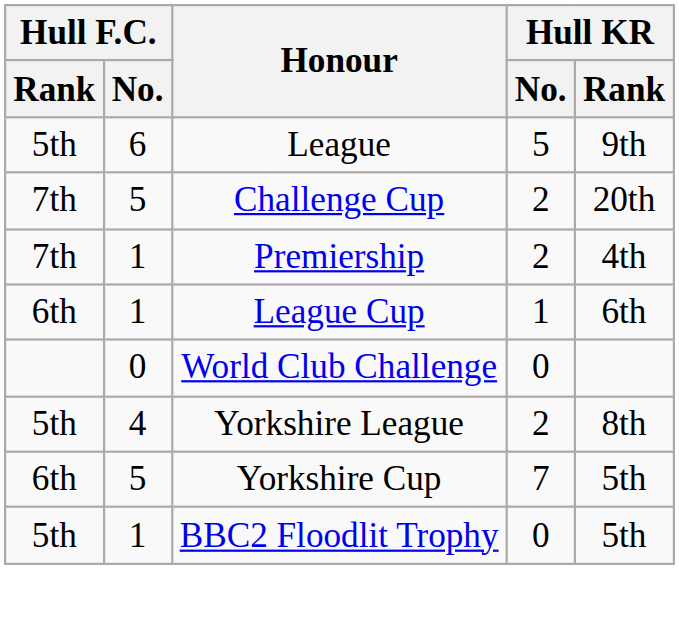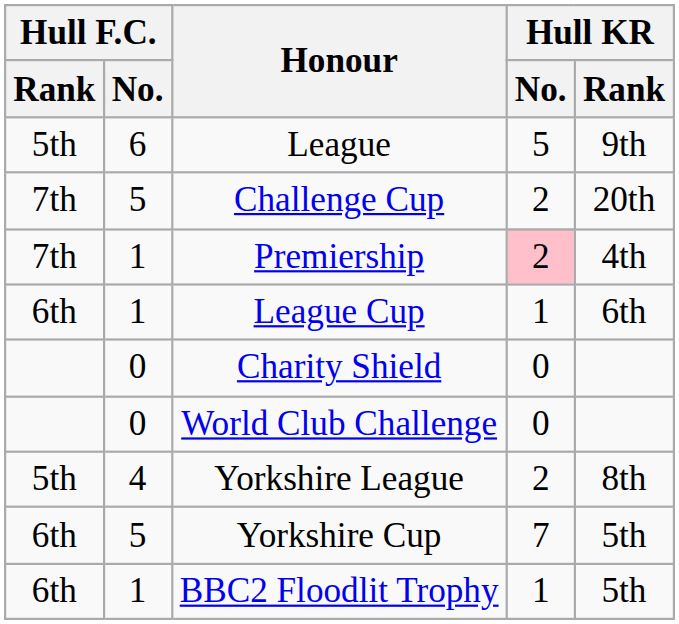(541, 255) no background -> (541, 255) pink background
+ row: (339, 367)
(54, 534) 5th -> (54, 590) 6th
(541, 534) 0 -> (541, 590) 1
